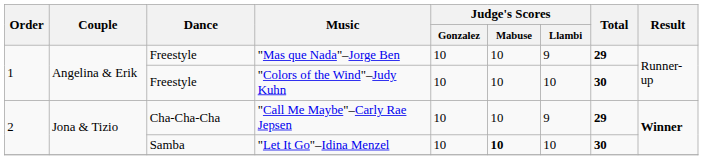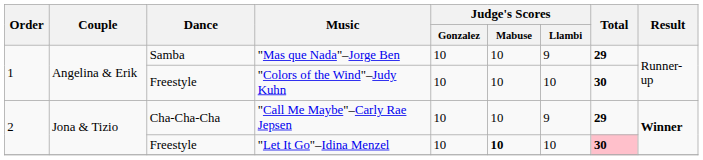(173, 55) Freestyle -> (167, 55) Samba
(167, 144) Samba -> (173, 144) Freestyle
(600, 144) no background -> (600, 144) pink background
